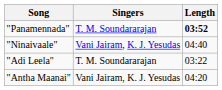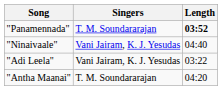(116, 61) T. M. Soundararajan -> (128, 61) Vani Jairam, K. J. Yesudas
(128, 77) Vani Jairam, K. J. Yesudas -> (116, 77) T. M. Soundararajan
